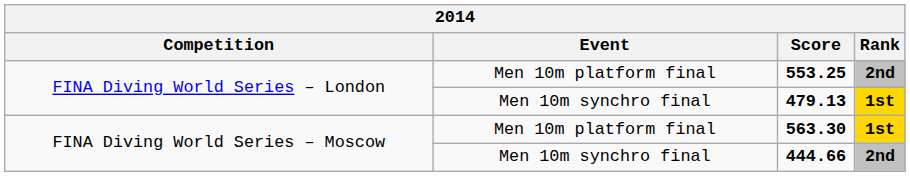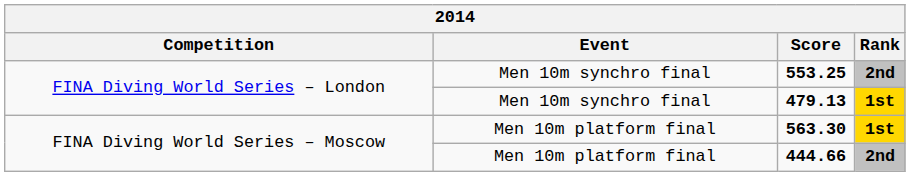(605, 74) Men 10m platform final -> (605, 74) Men 10m synchro final
(605, 157) Men 10m synchro final -> (605, 157) Men 10m platform final
